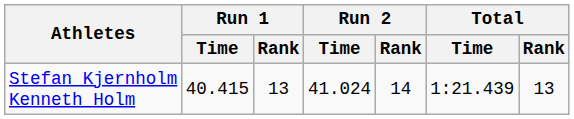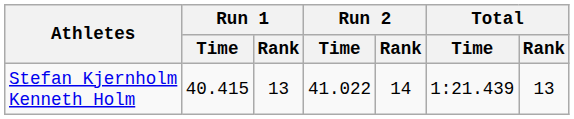(340, 89) 41.024 -> (340, 89) 41.022
